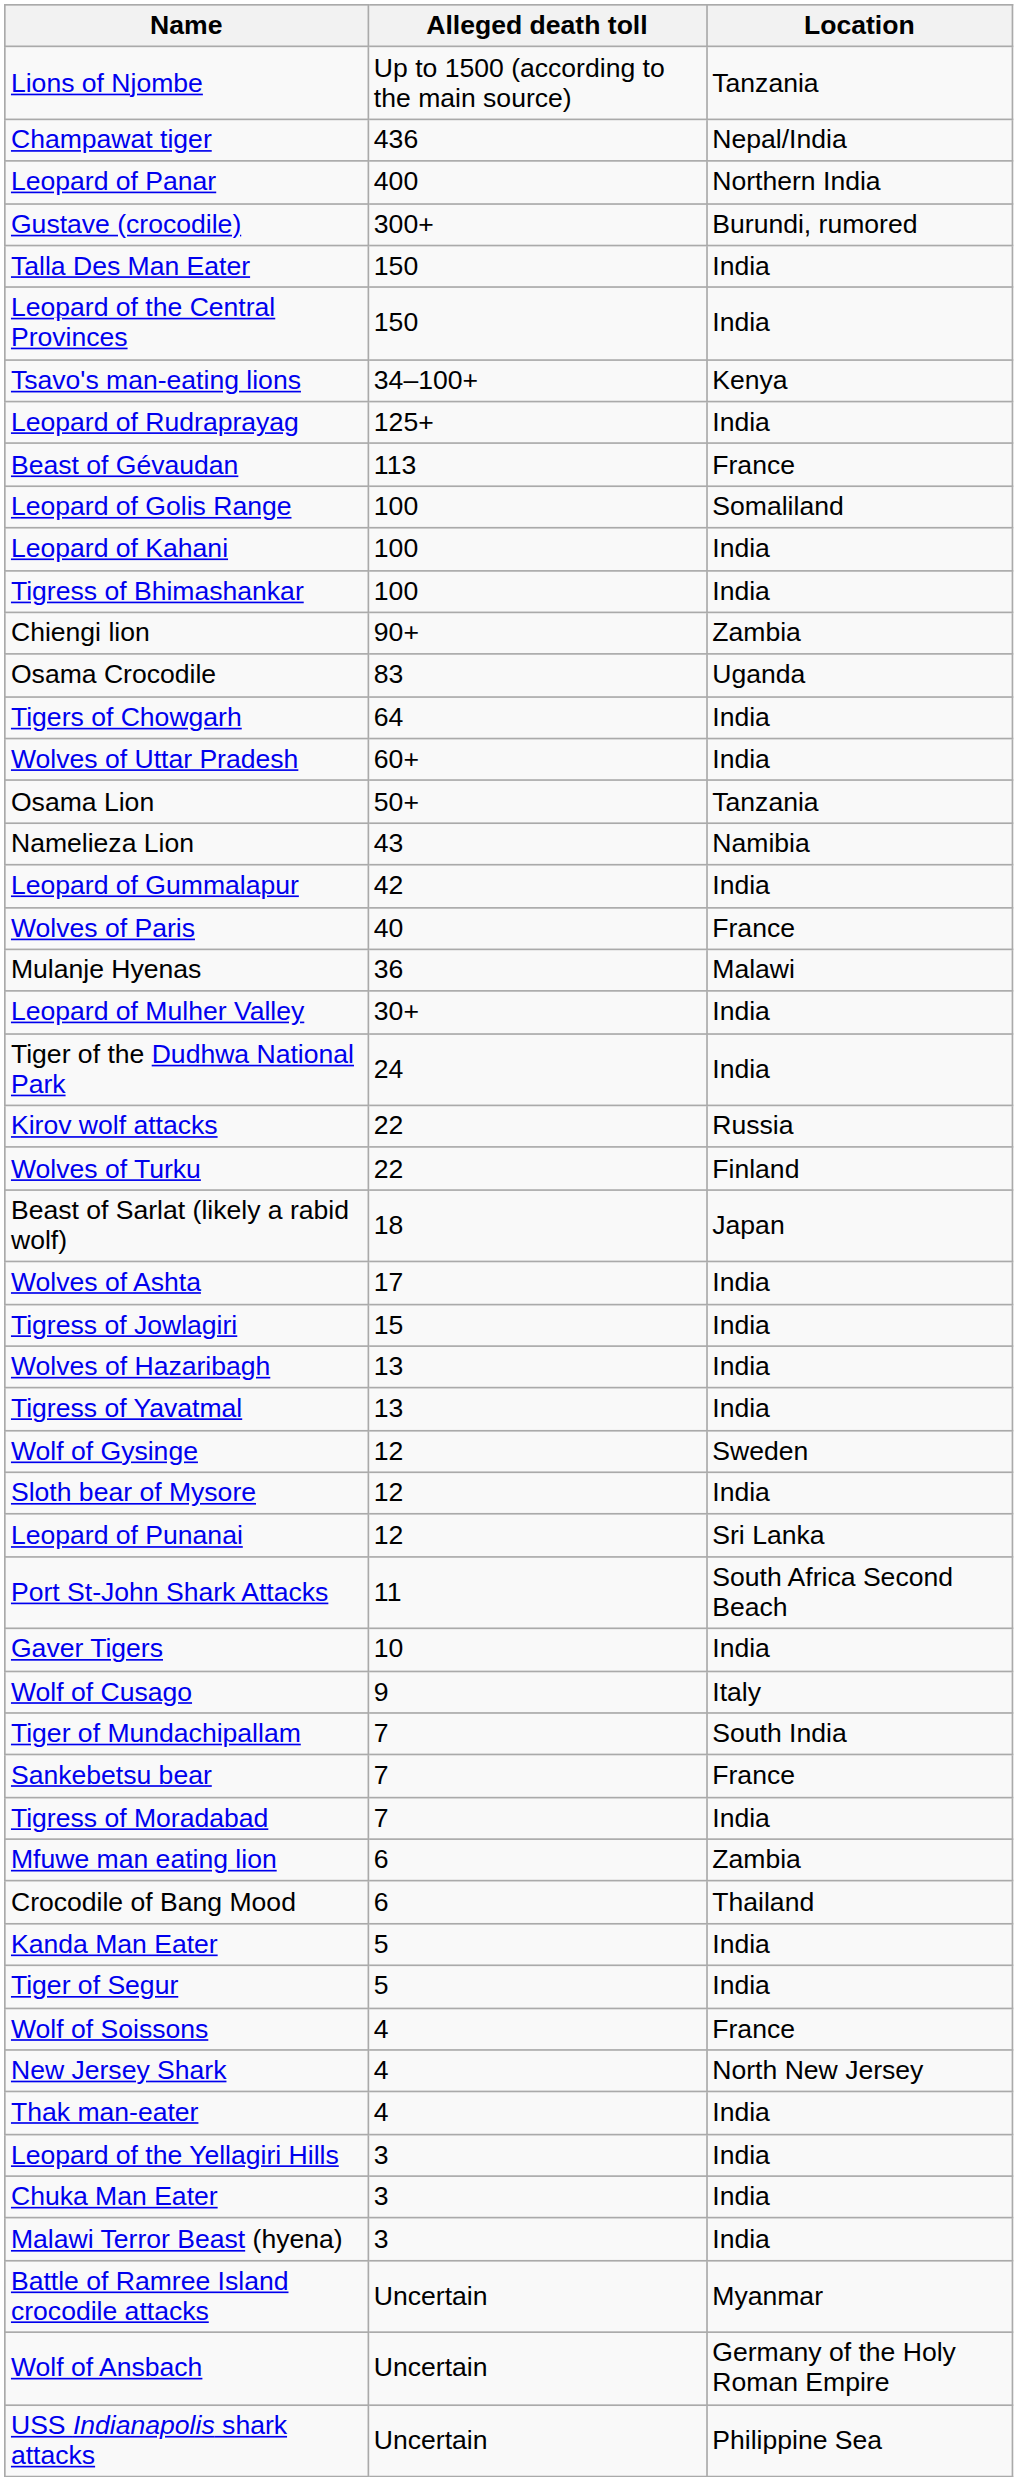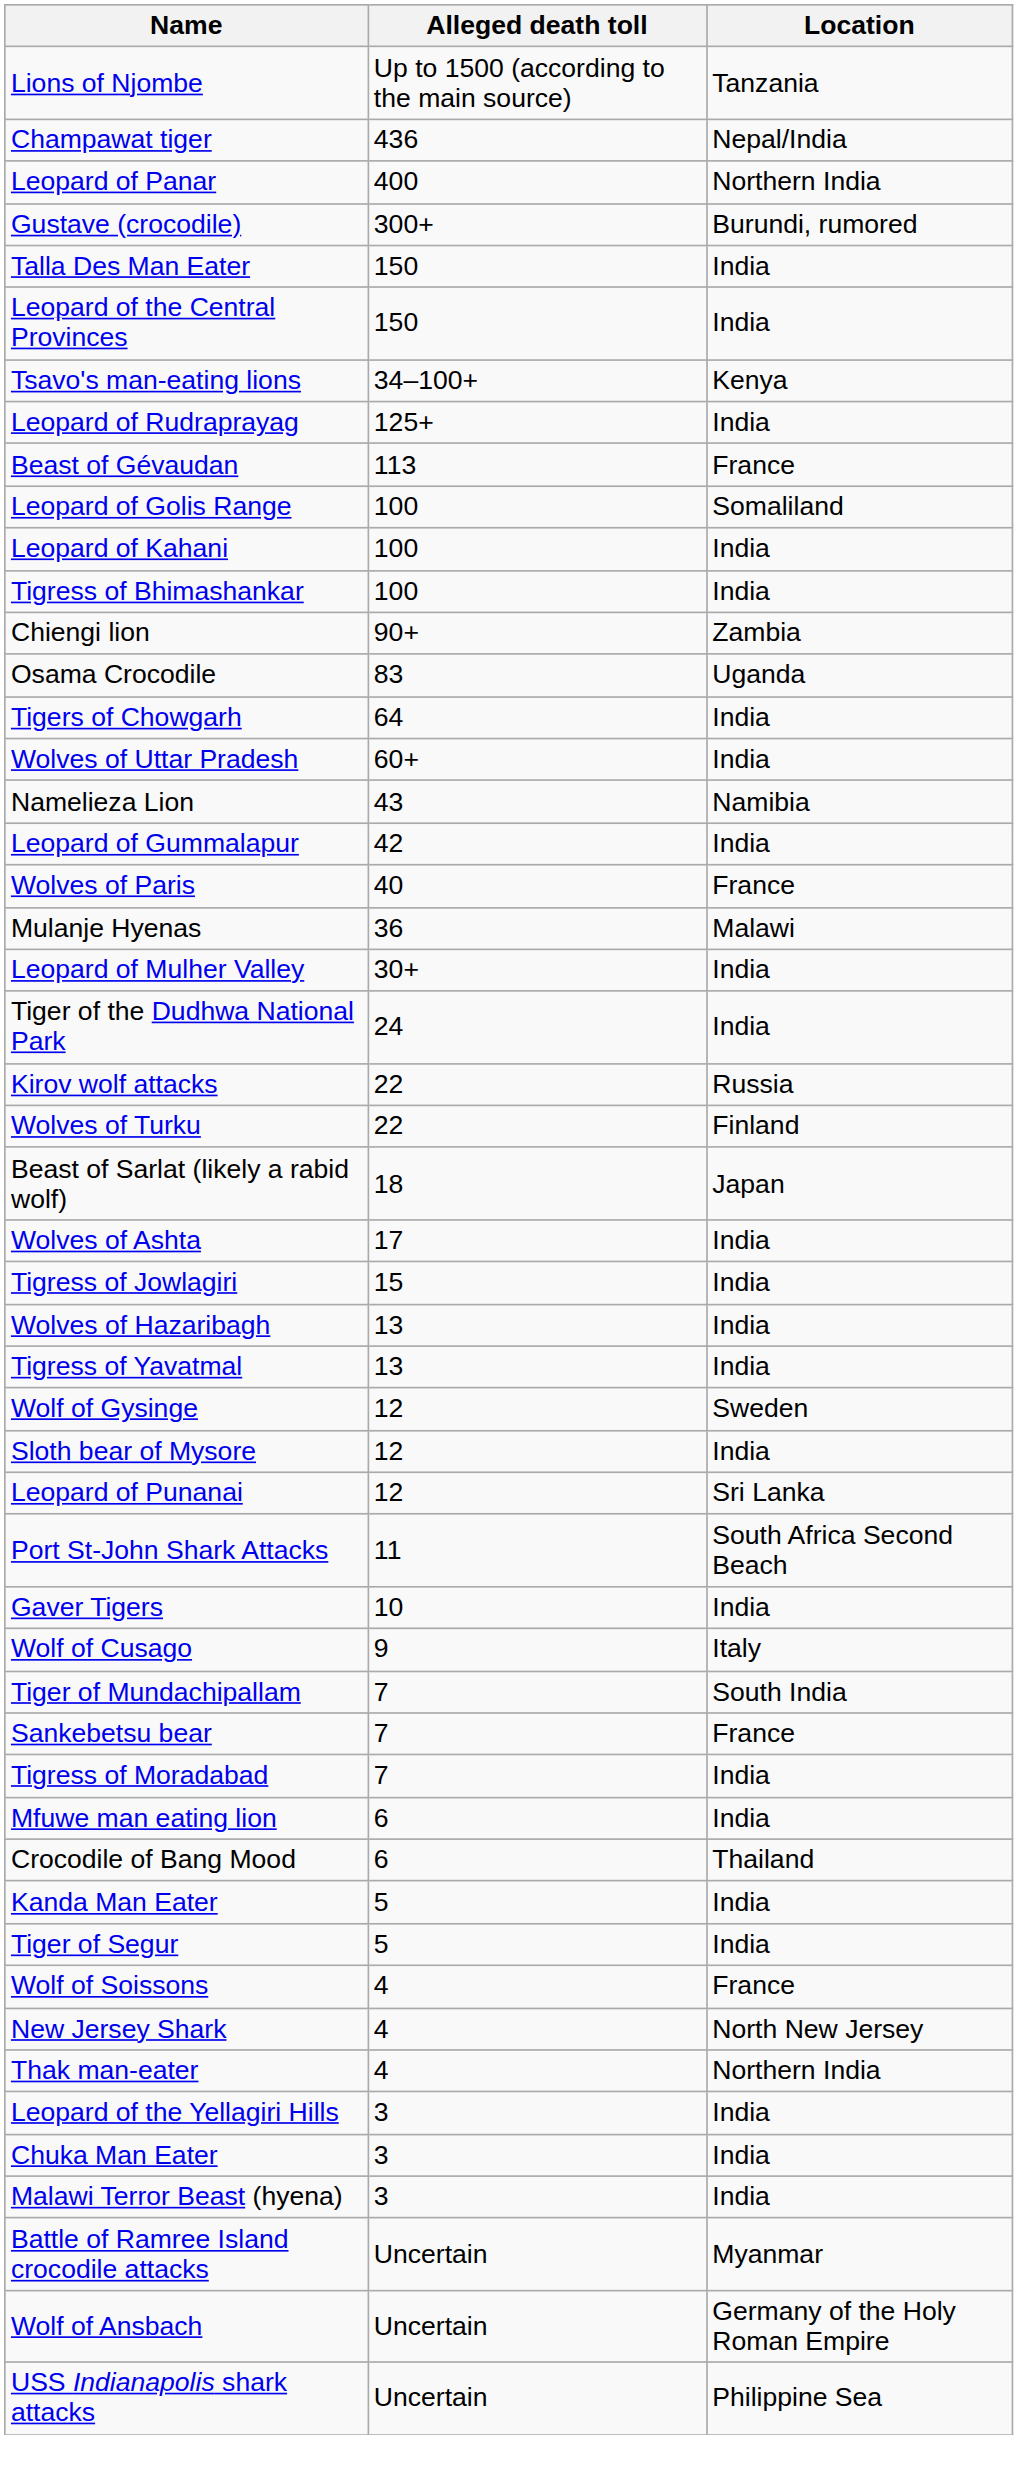- row: (83, 801)
(757, 1859) Zambia -> (741, 1817) India
(741, 2112) India -> (796, 2070) Northern India
